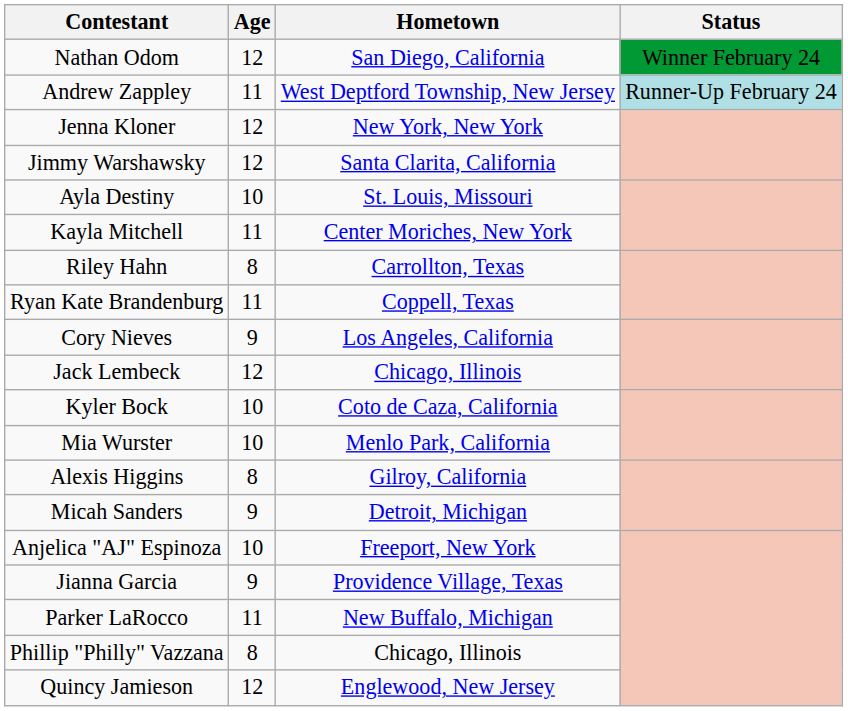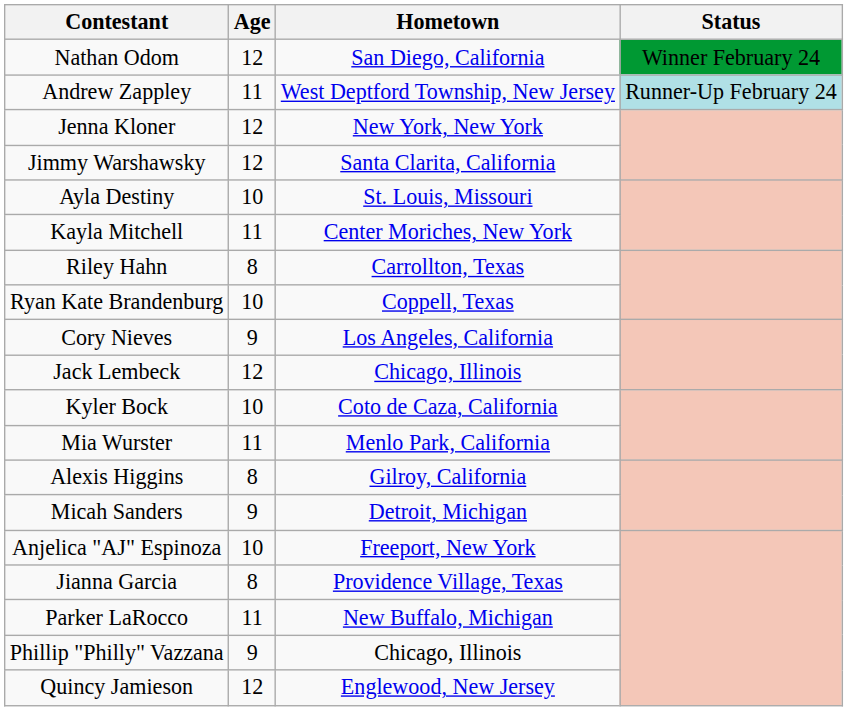(252, 302) 11 -> (252, 302) 10
(252, 442) 10 -> (252, 442) 11
(252, 582) 9 -> (252, 582) 8
(252, 652) 8 -> (252, 652) 9
